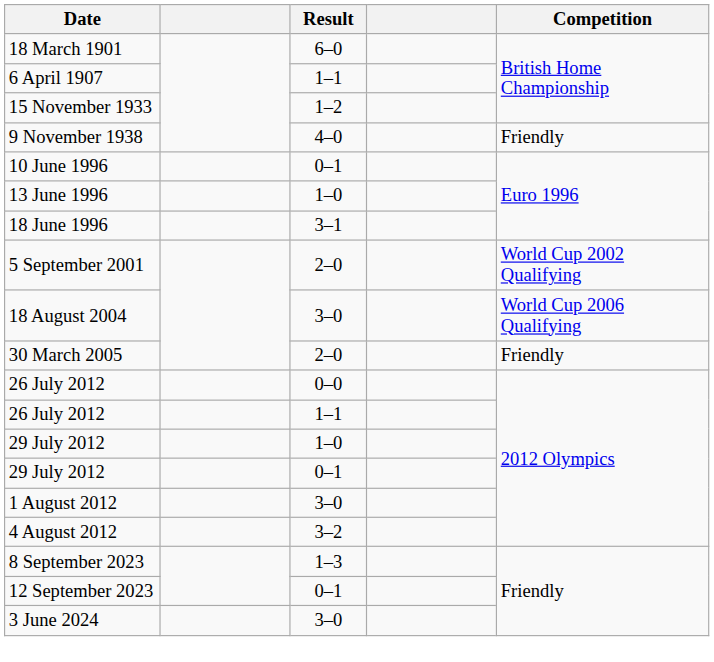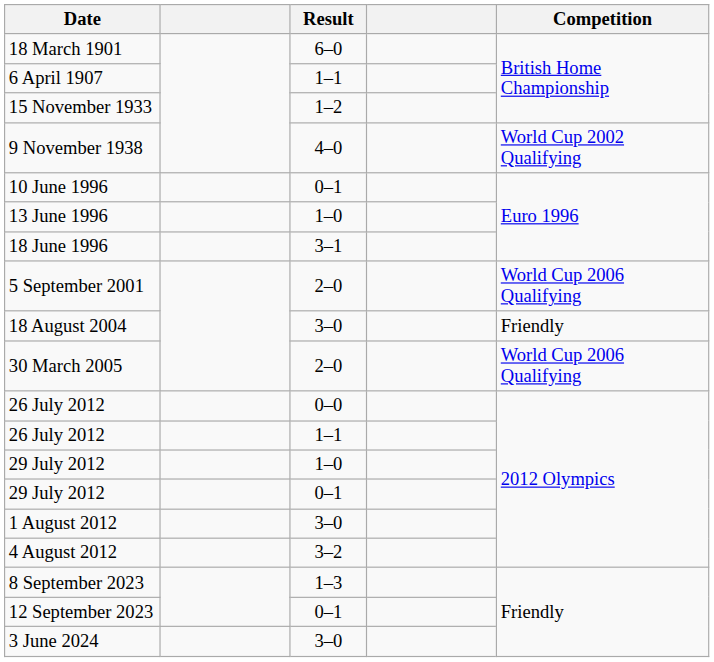(532, 136) Friendly -> (562, 147) World Cup 2002 Qualifying
(562, 265) World Cup 2002 Qualifying -> (562, 286) World Cup 2006 Qualifying
(562, 315) World Cup 2006 Qualifying -> (532, 325) Friendly
(532, 355) Friendly -> (562, 365) World Cup 2006 Qualifying
